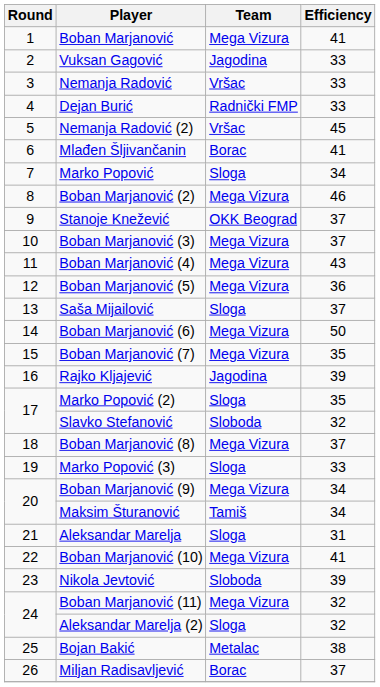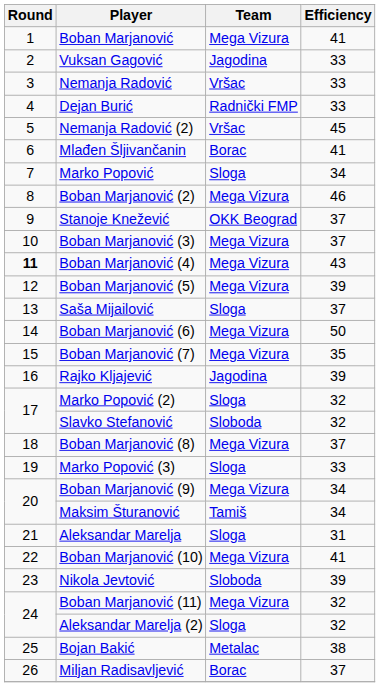(30, 264) normal -> (30, 264) bold
(338, 286) 36 -> (338, 286) 39
(338, 399) 35 -> (338, 399) 32
